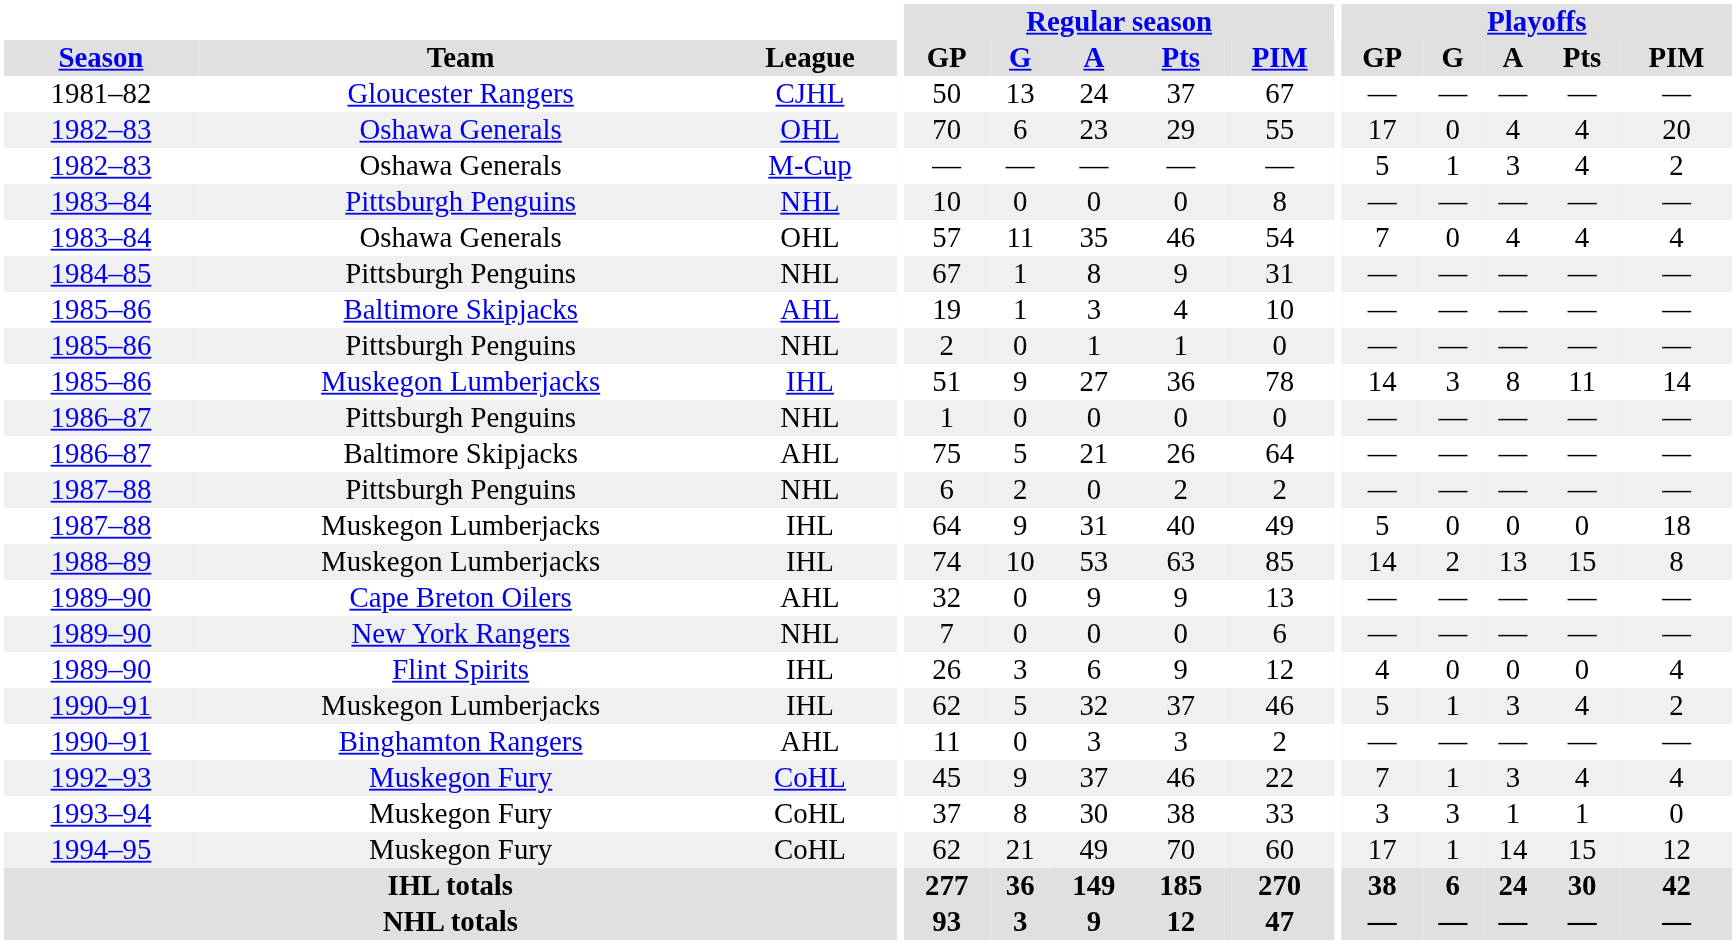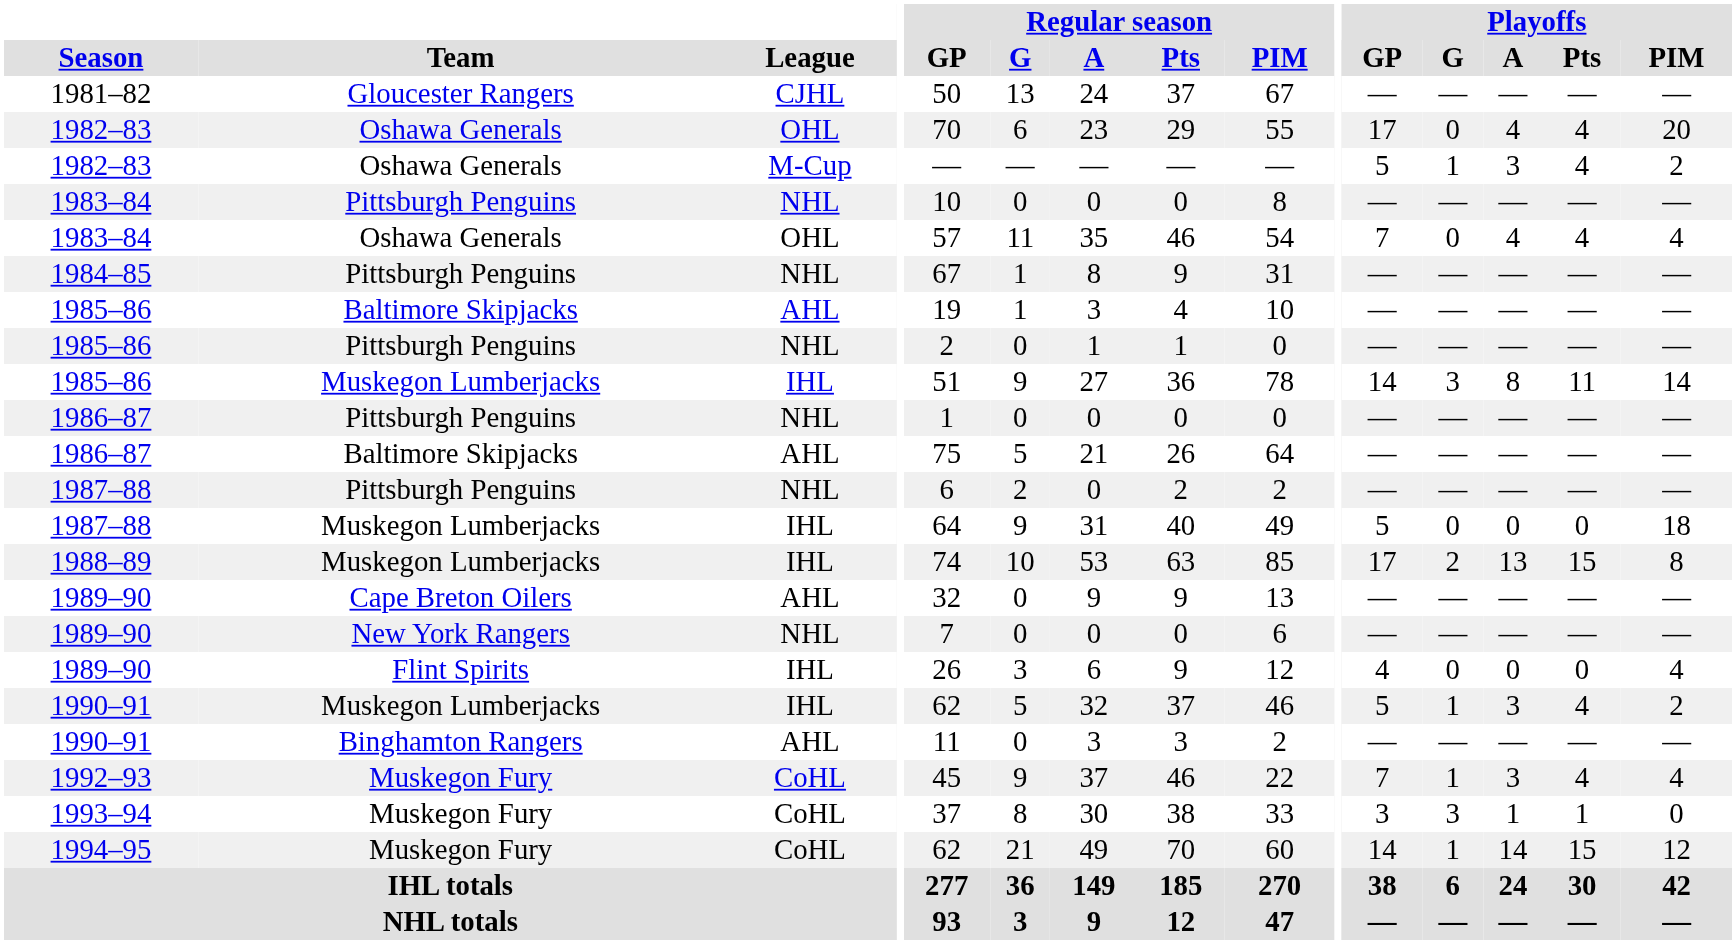(1382, 561) 14 -> (1382, 561) 17
(1382, 849) 17 -> (1382, 849) 14
